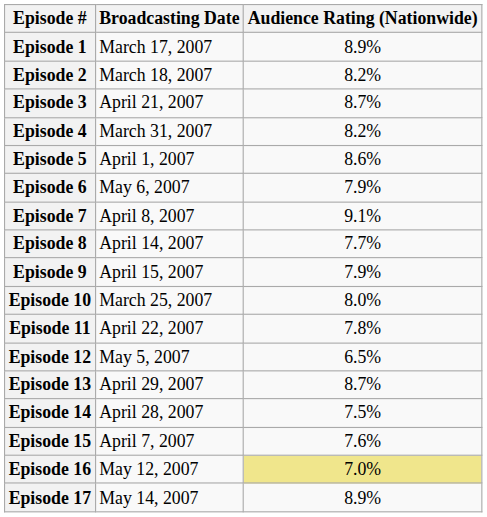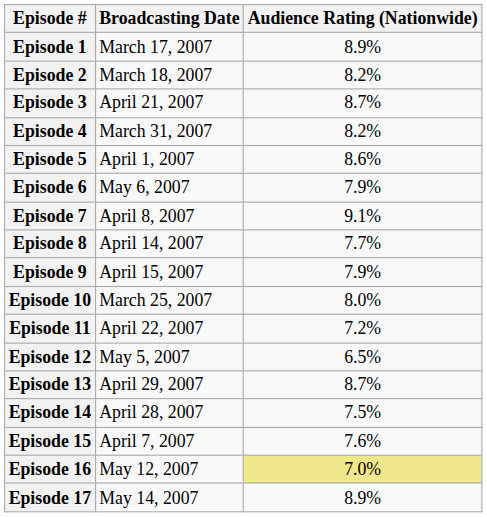(363, 328) 7.8% -> (363, 328) 7.2%
